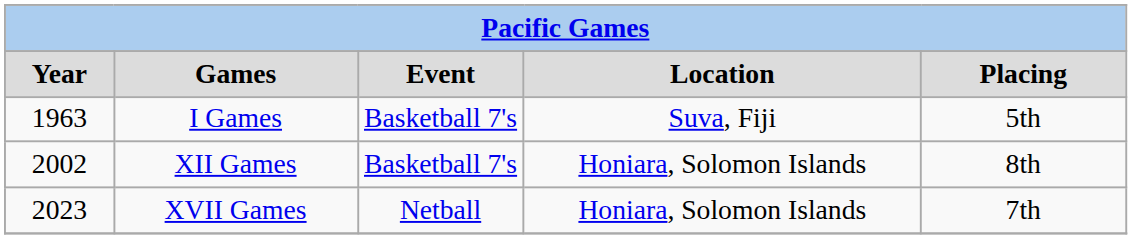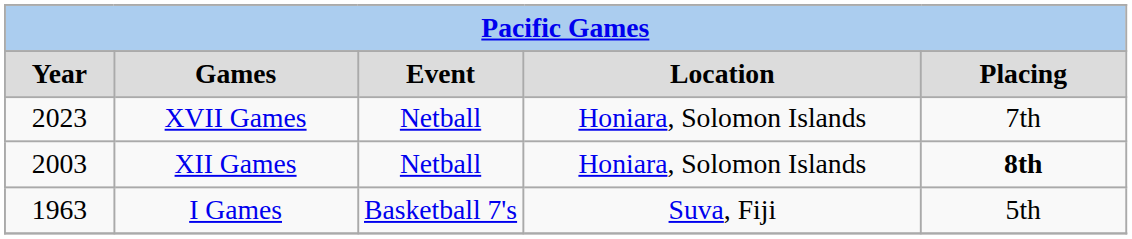rows swapped: (236, 118) <-> (236, 210)
(59, 164) 2002 -> (59, 164) 2003
(441, 164) Basketball 7's -> (441, 164) Netball
(1023, 164) normal -> (1023, 164) bold
